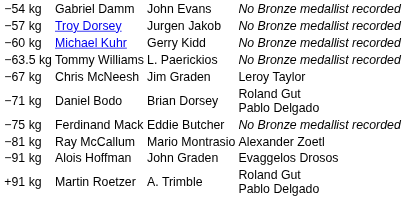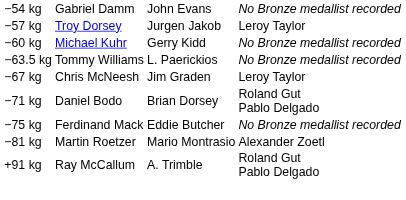(320, 26) No Bronze medallist recorded -> (272, 26) Leroy Taylor
(95, 141) Ray McCallum -> (95, 141) Martin Roetzer
- row: (23, 158)
(95, 182) Martin Roetzer -> (95, 165) Ray McCallum
